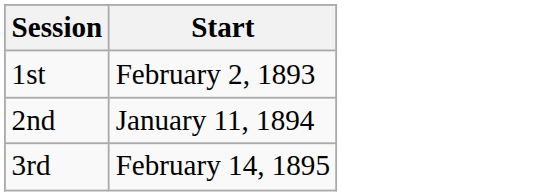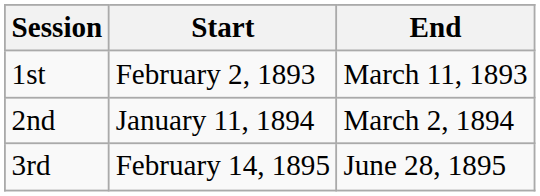+ column: (435, 27)
